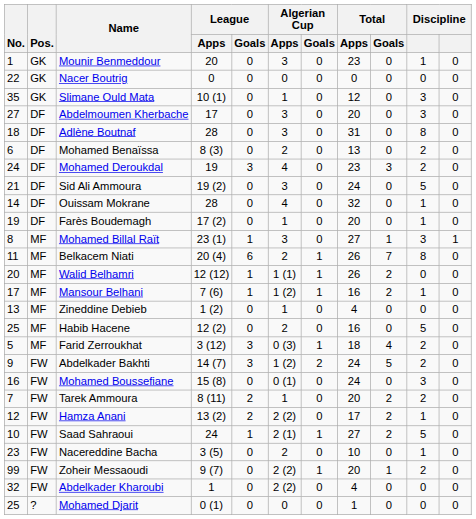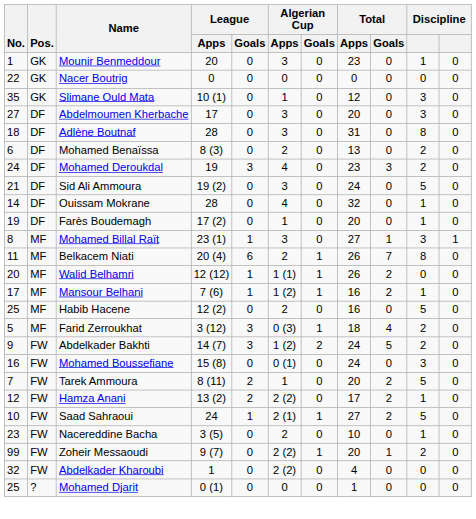- row: (103, 310)
(423, 398) 2 -> (423, 381) 5
